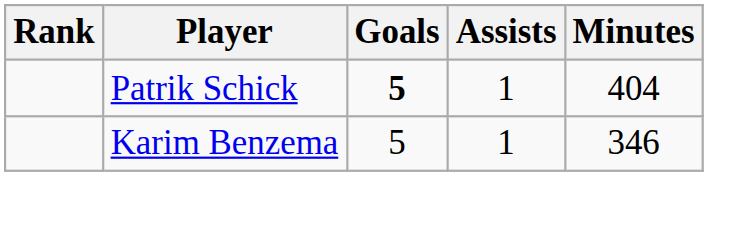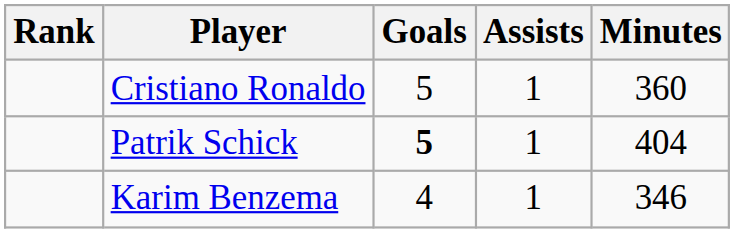+ row: (238, 87)
(397, 142) 5 -> (424, 198) 4
